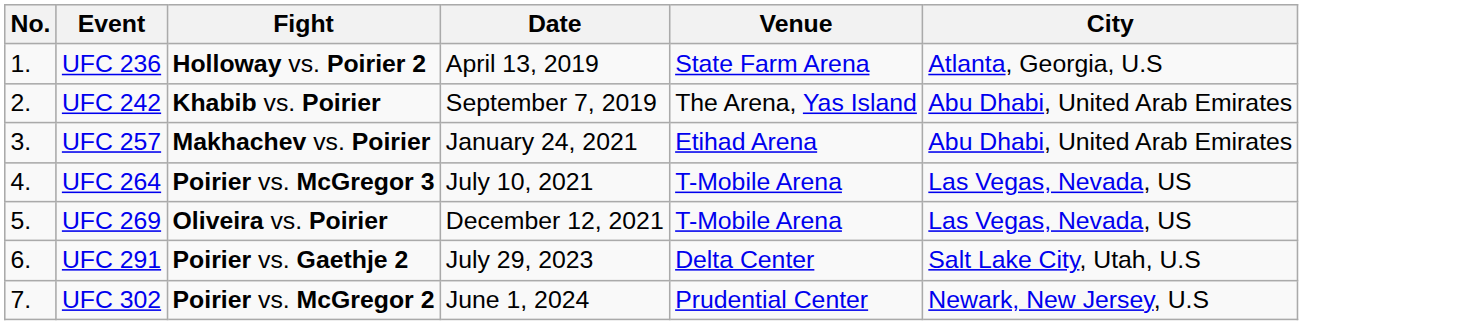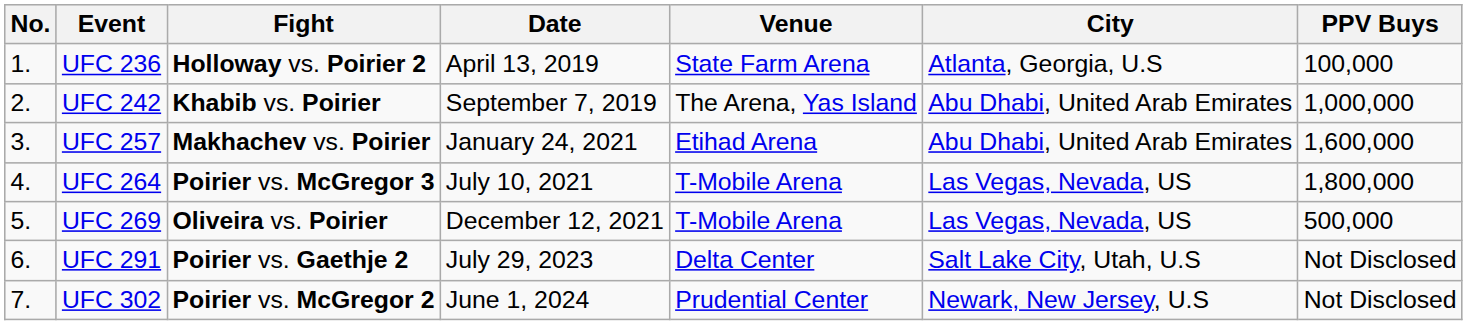+ column: (1380, 24)
